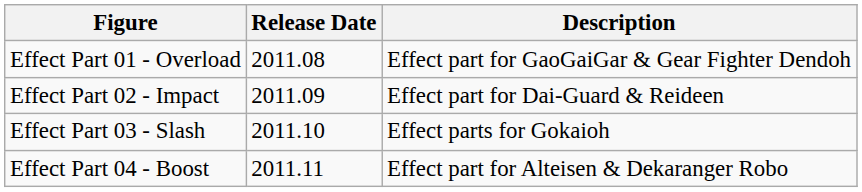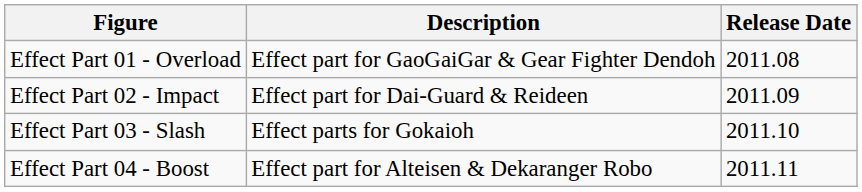columns swapped: (619, 22) <-> (314, 22)
